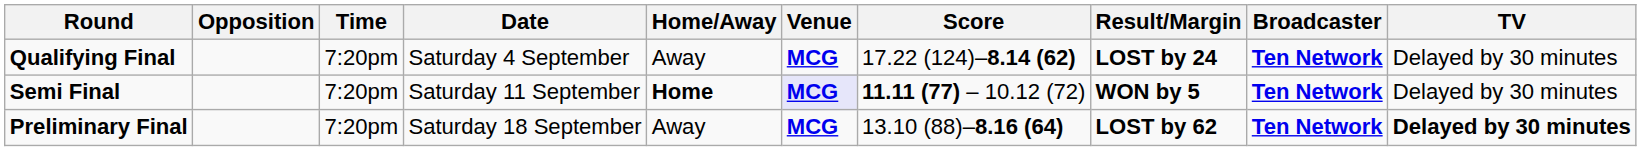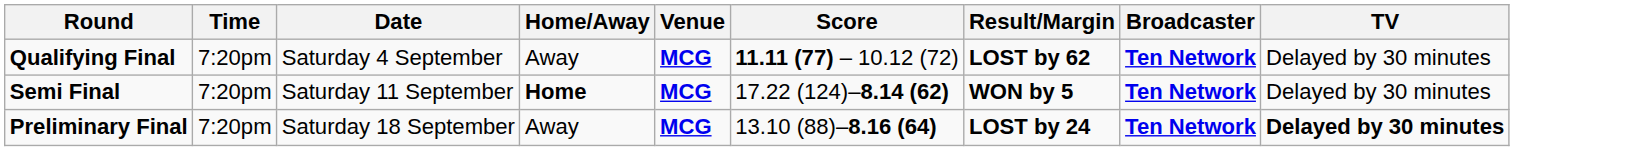- column: (256, 22)
(969, 57) 17.22 (124)–8.14 (62) -> (847, 57) 11.11 (77) – 10.12 (72)
(1156, 57) LOST by 24 -> (1030, 57) LOST by 62
(813, 92) lavender background -> (686, 92) no background
(974, 92) 11.11 (77) – 10.12 (72) -> (842, 92) 17.22 (124)–8.14 (62)
(1156, 127) LOST by 62 -> (1030, 127) LOST by 24
